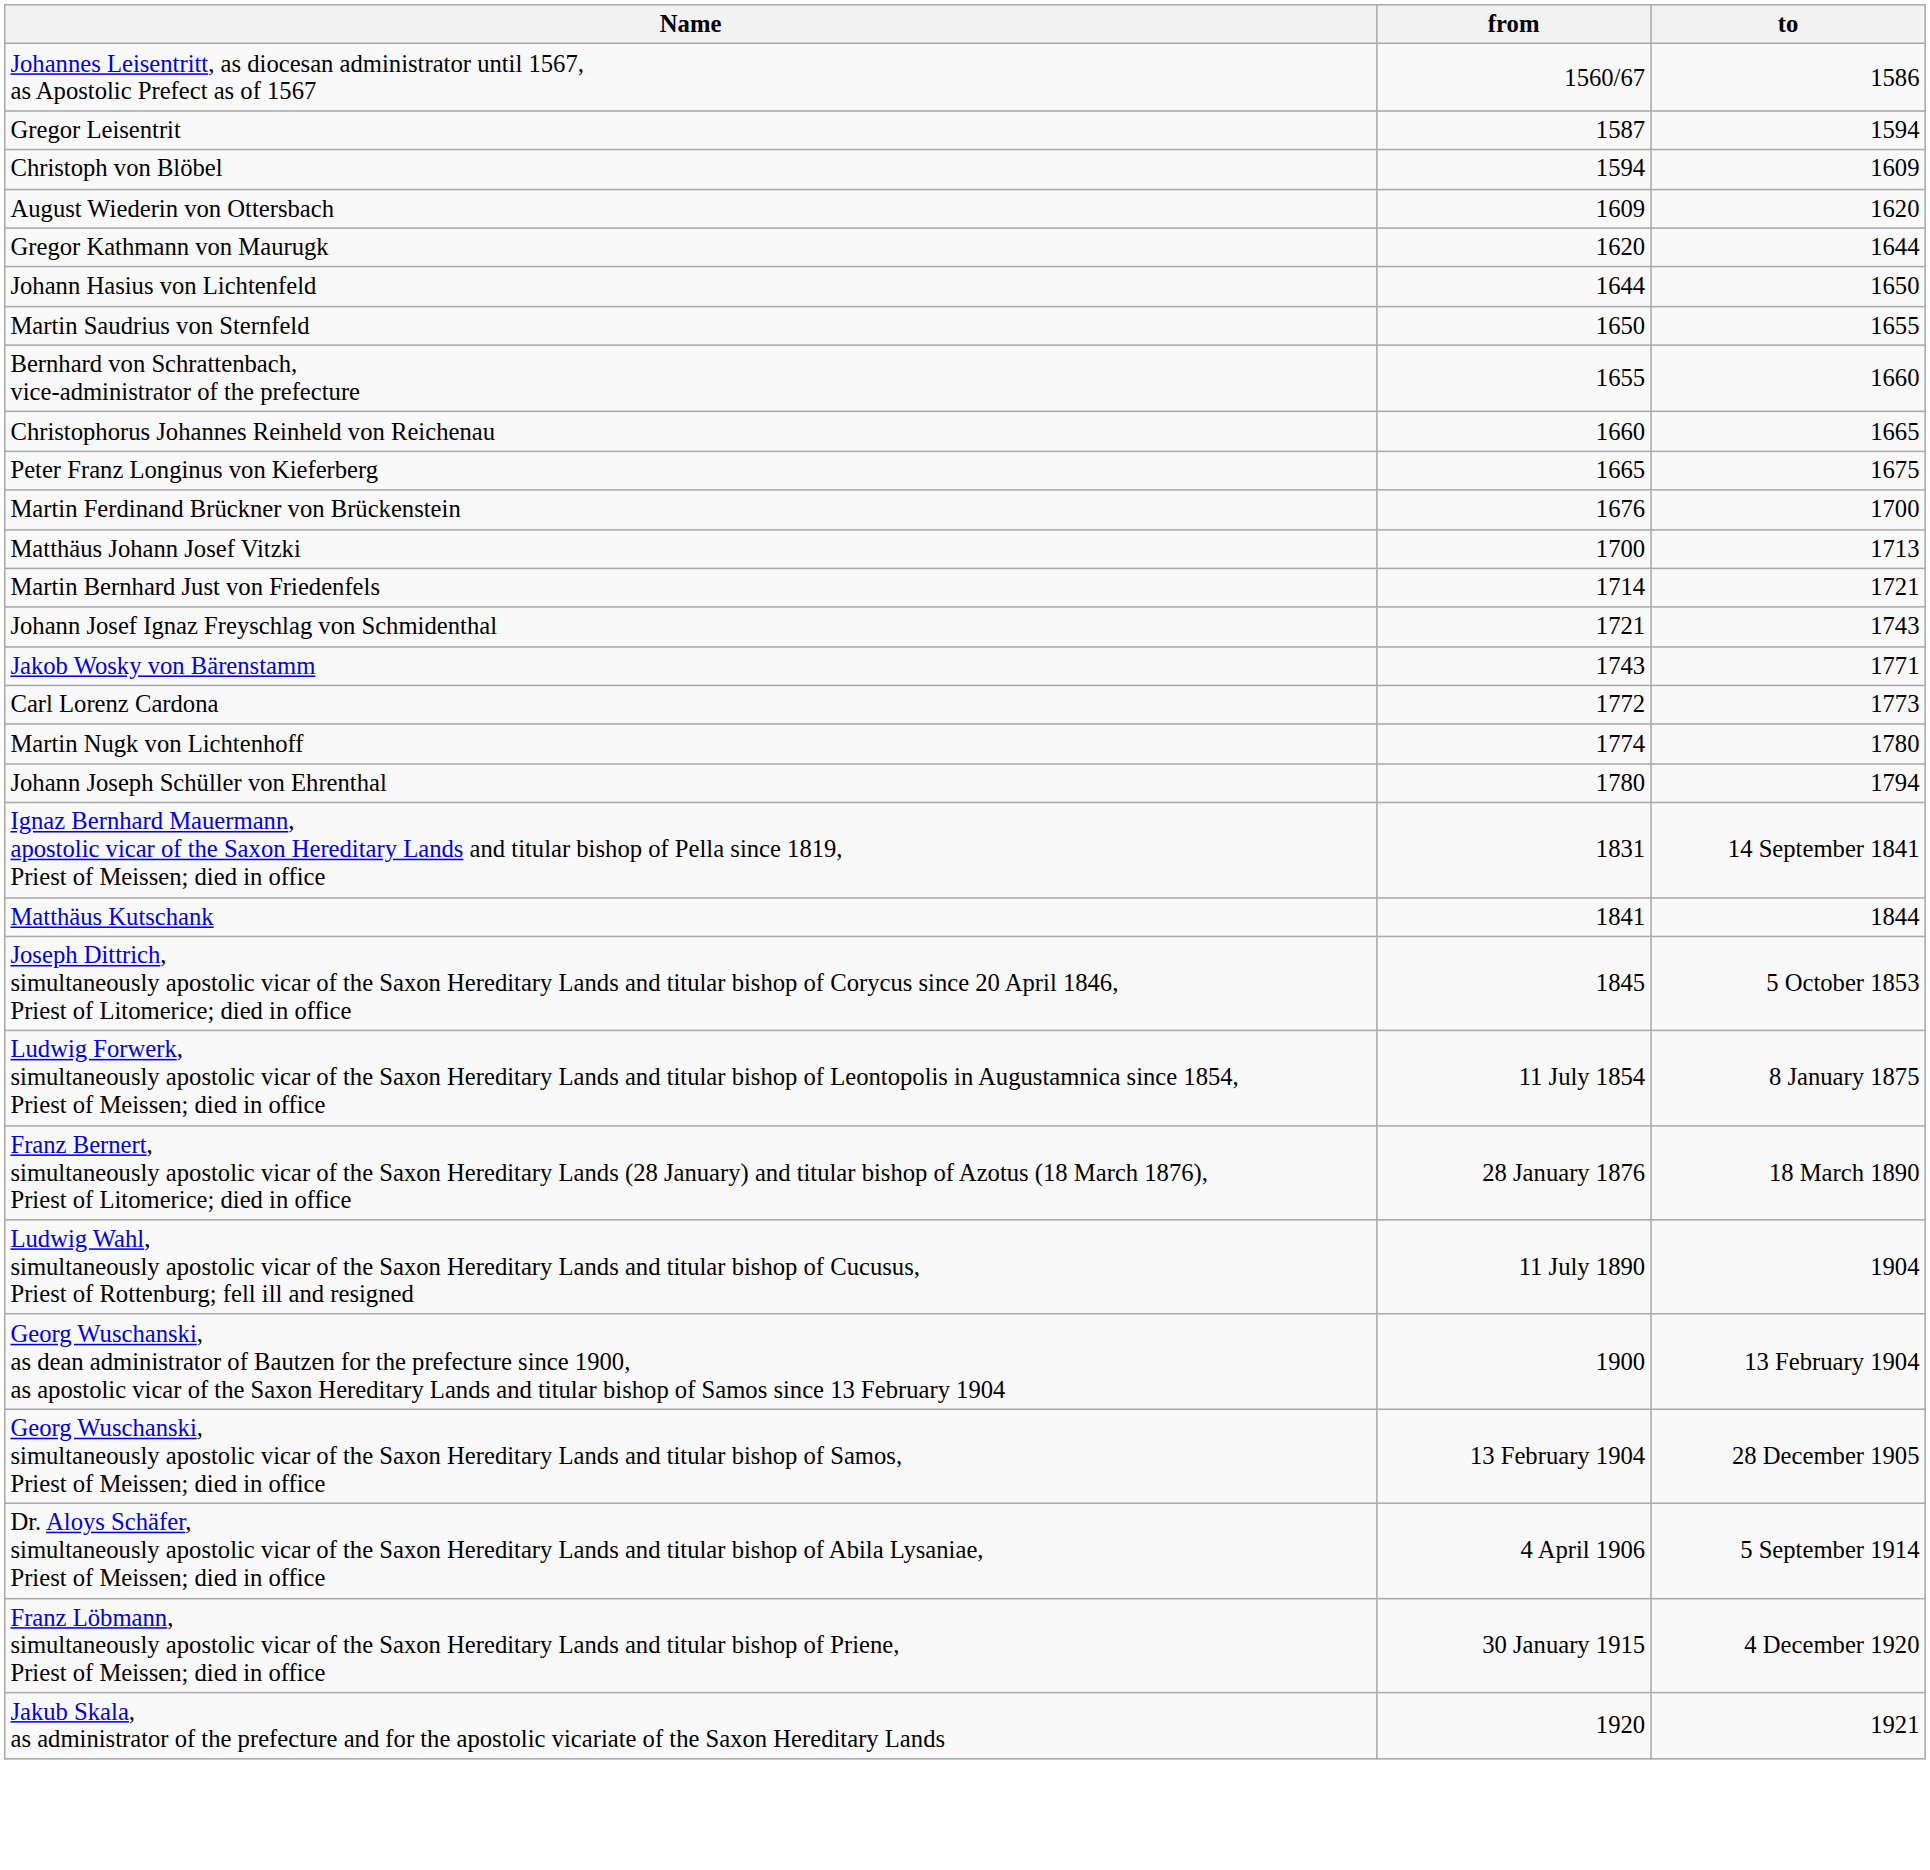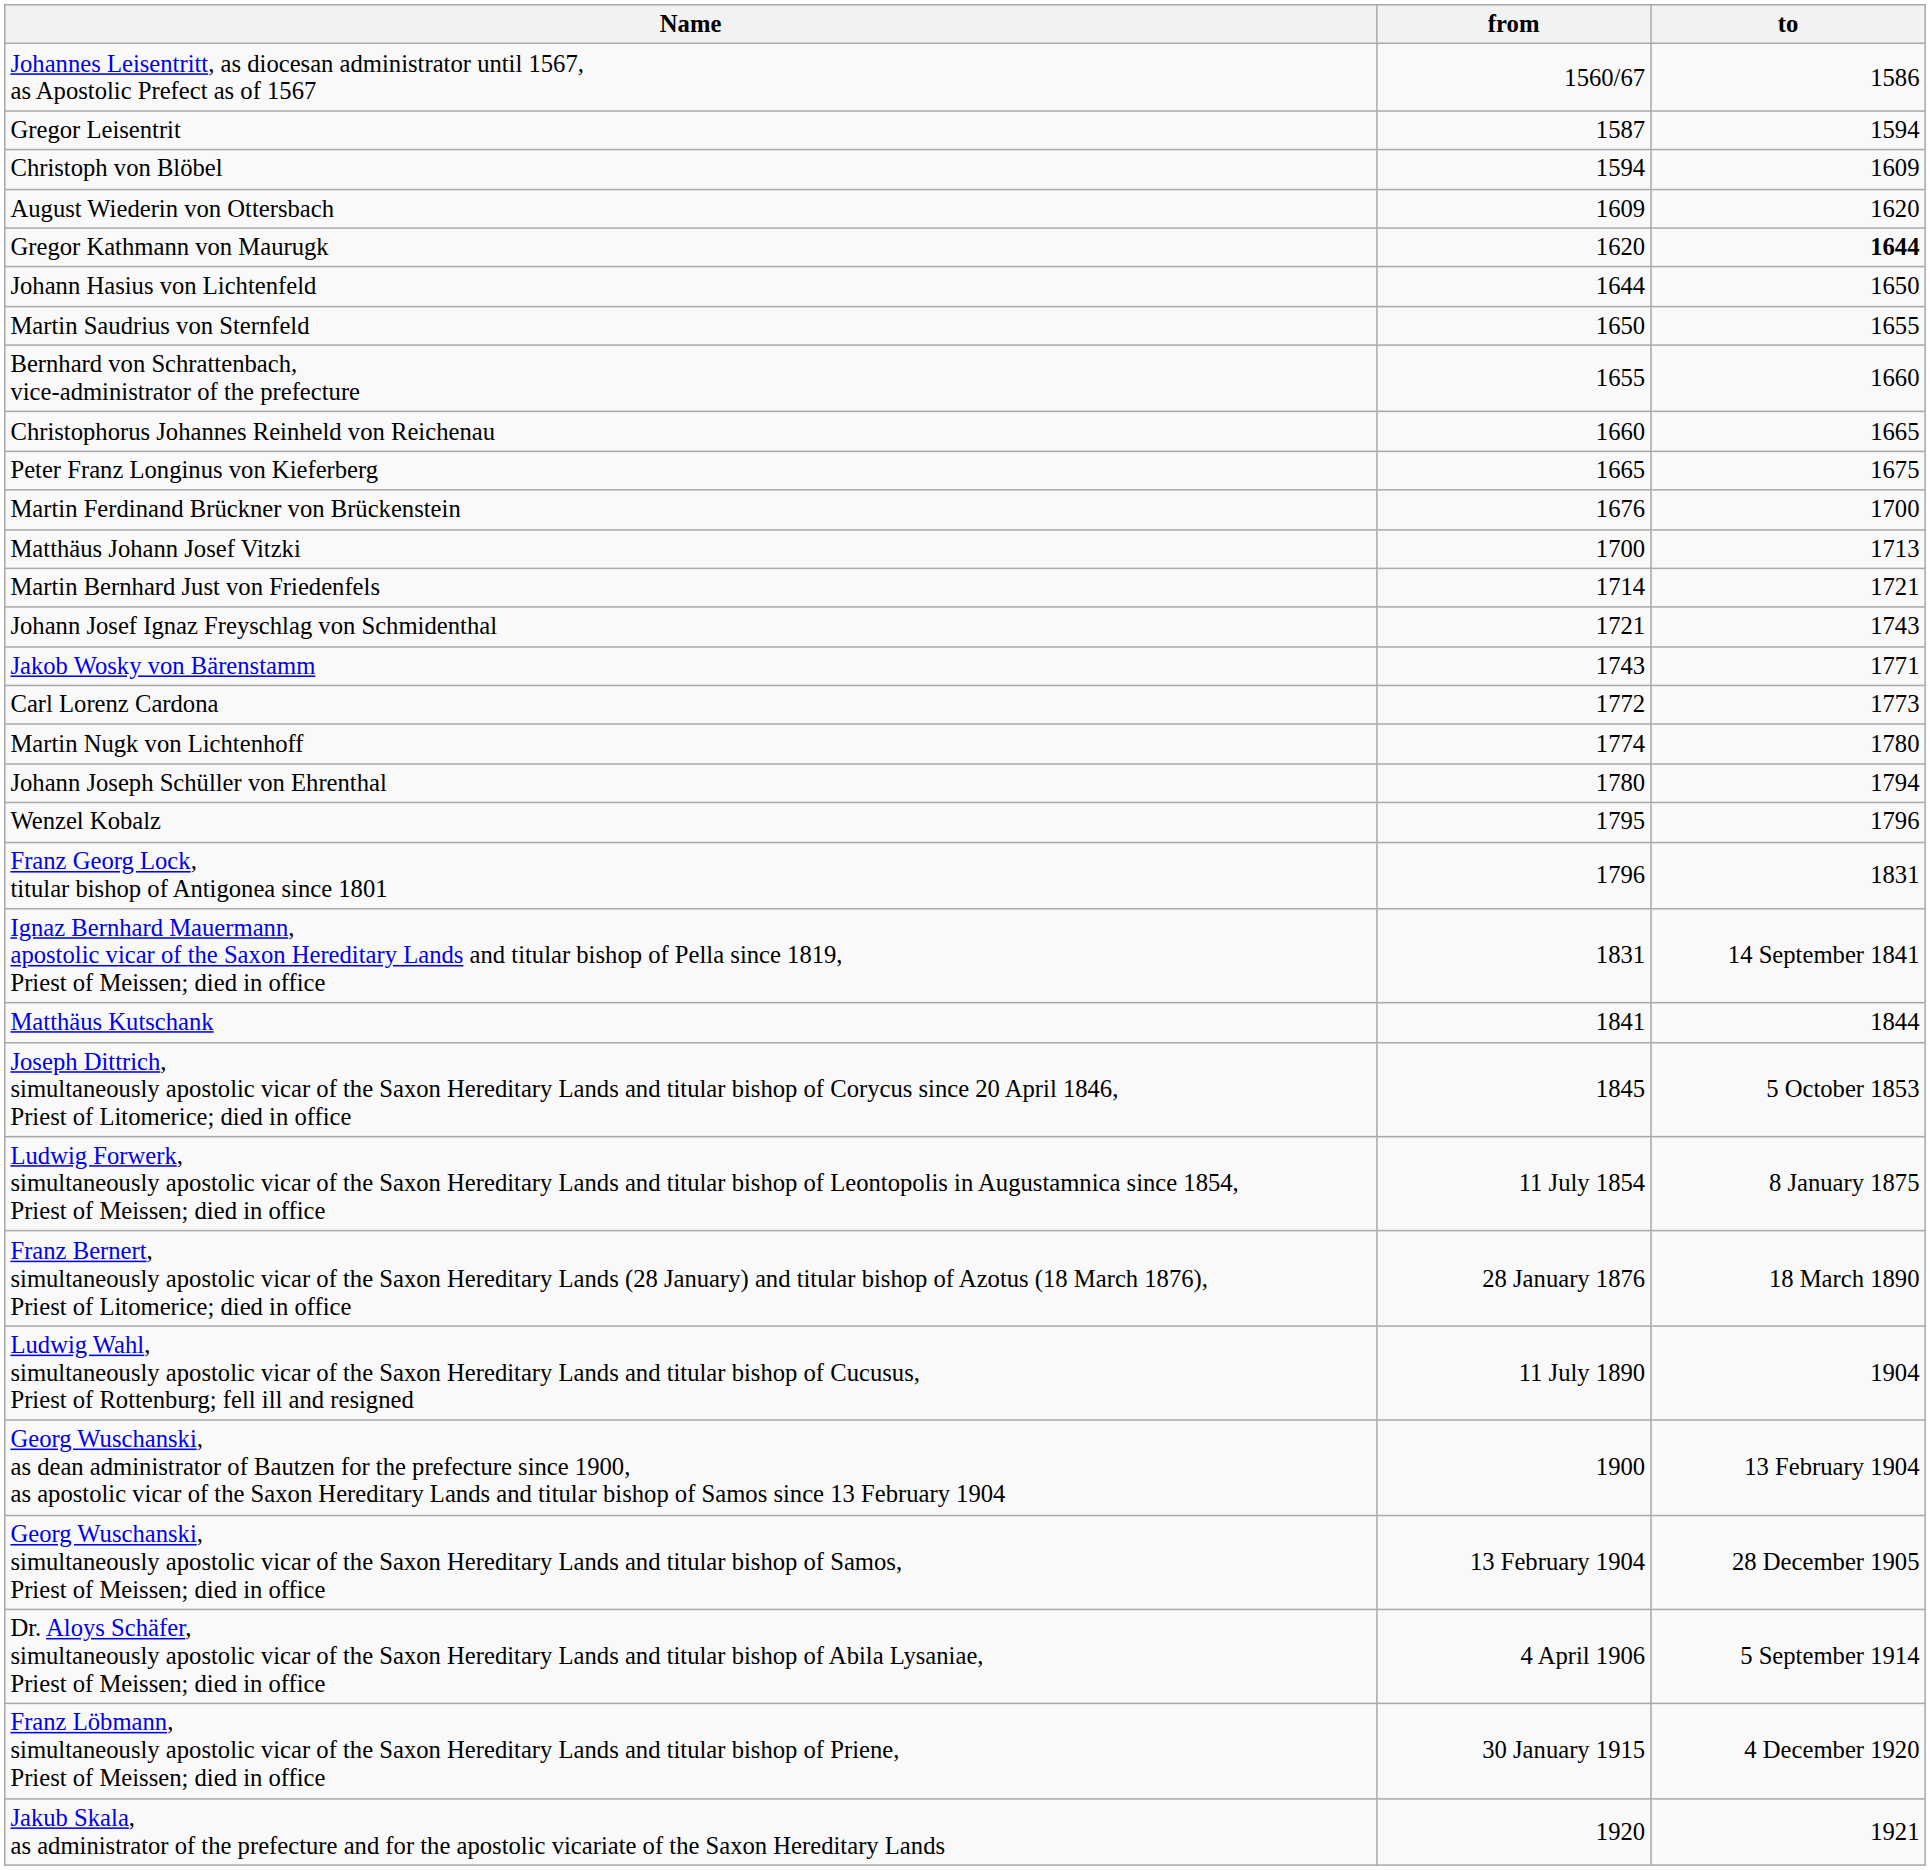(1895, 247) normal -> (1895, 247) bold
+ row: (86, 821)
+ row: (199, 874)
